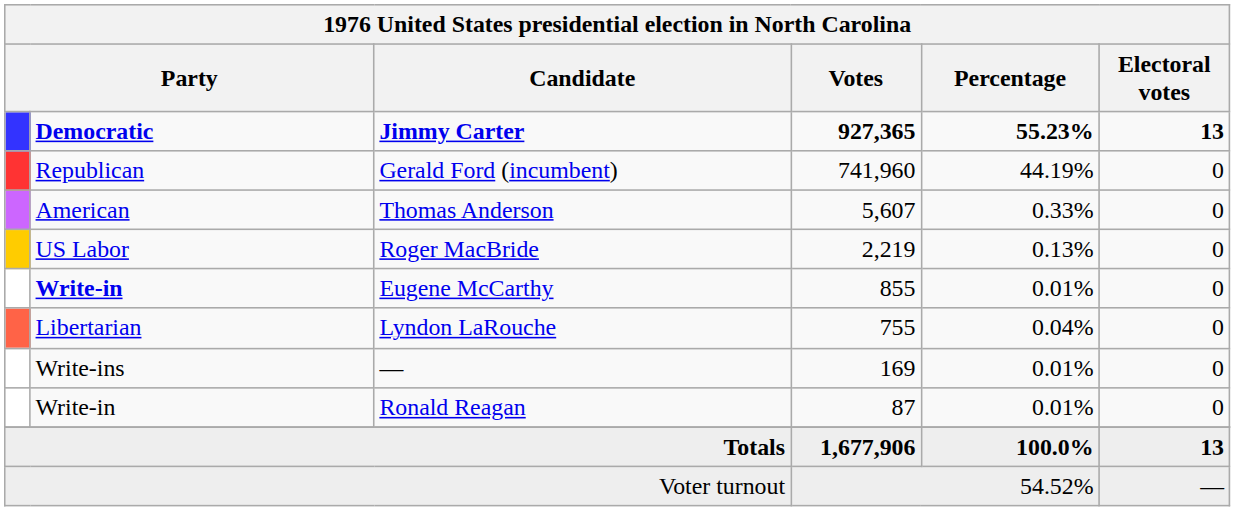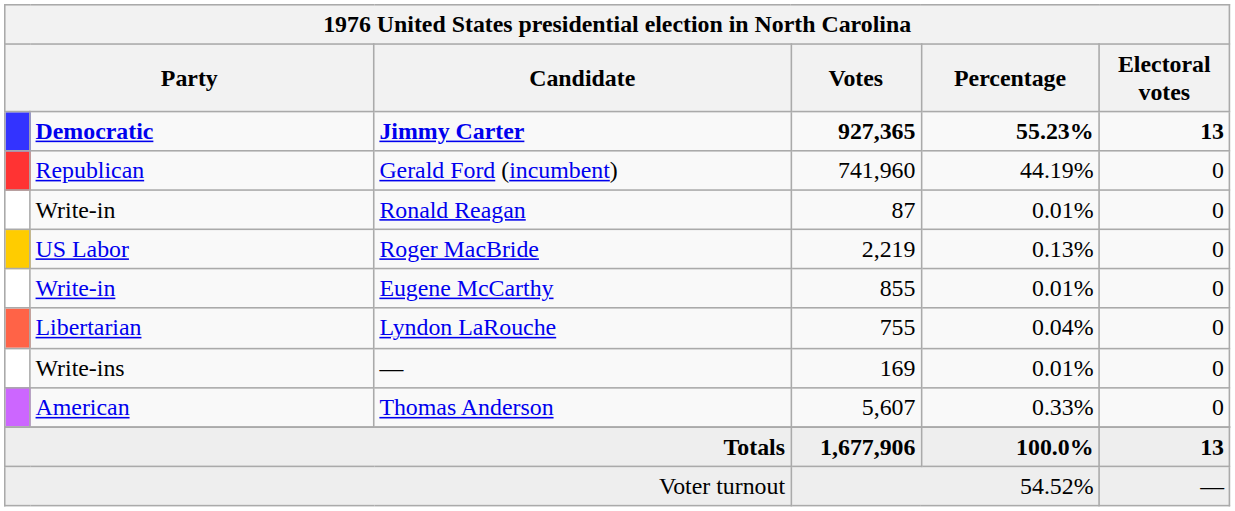rows swapped: (466, 210) <-> (453, 406)
(79, 288) bold -> (75, 288) normal
